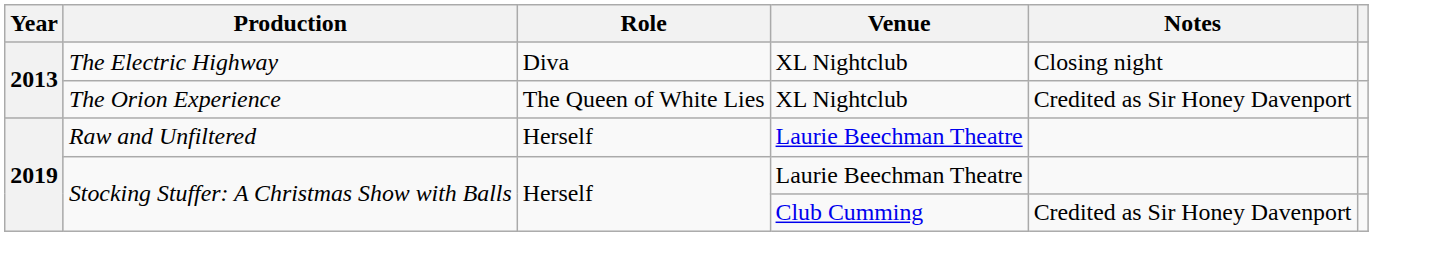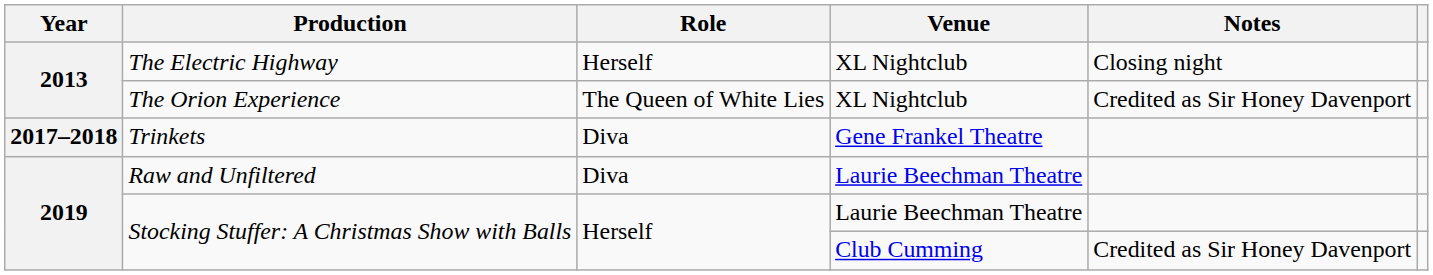(546, 61) Diva -> (617, 61) Herself
+ row: (167, 136)
(558, 136) Herself -> (606, 174) Diva
